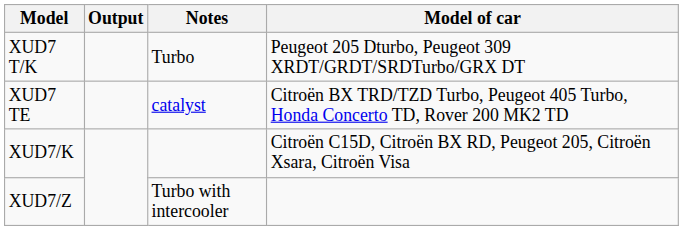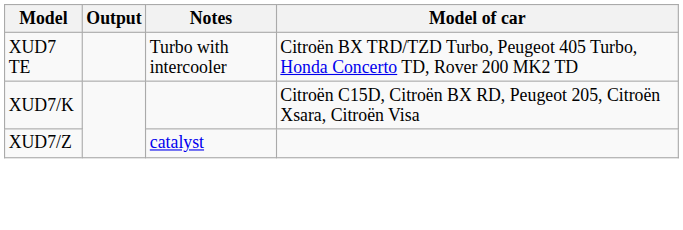- row: (32, 56)
(179, 104) catalyst -> (189, 56) Turbo with intercooler
(191, 201) Turbo with intercooler -> (177, 143) catalyst
